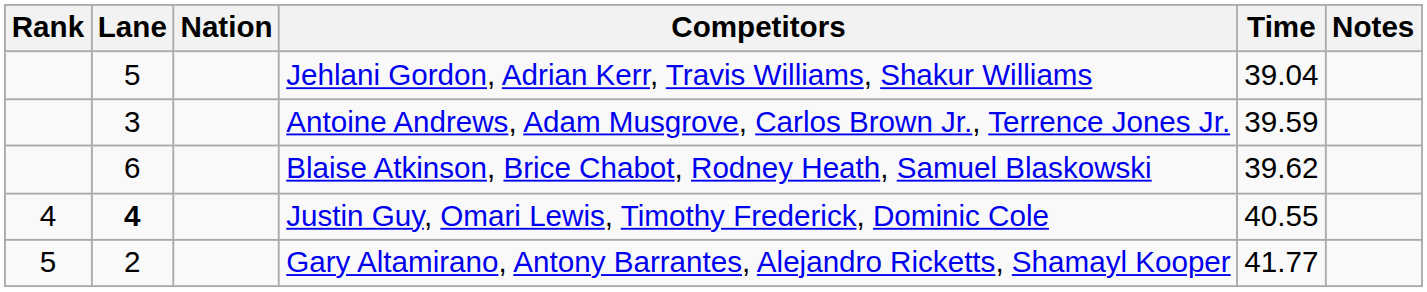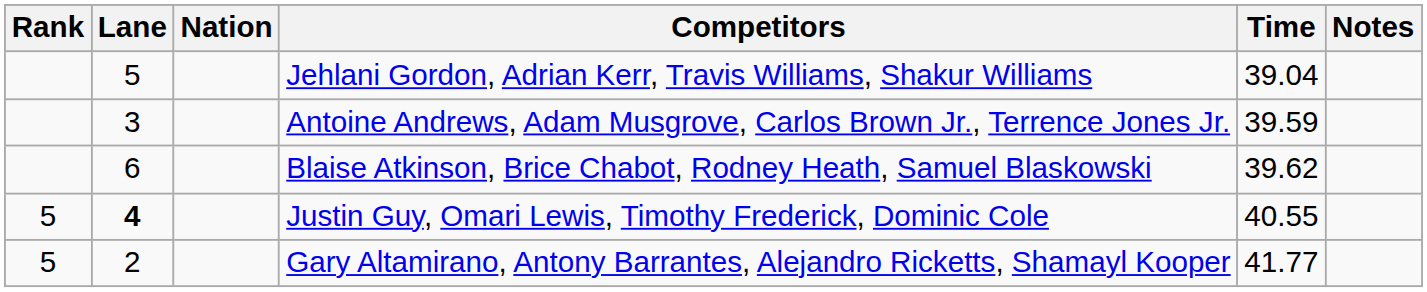(48, 215) 4 -> (48, 215) 5
